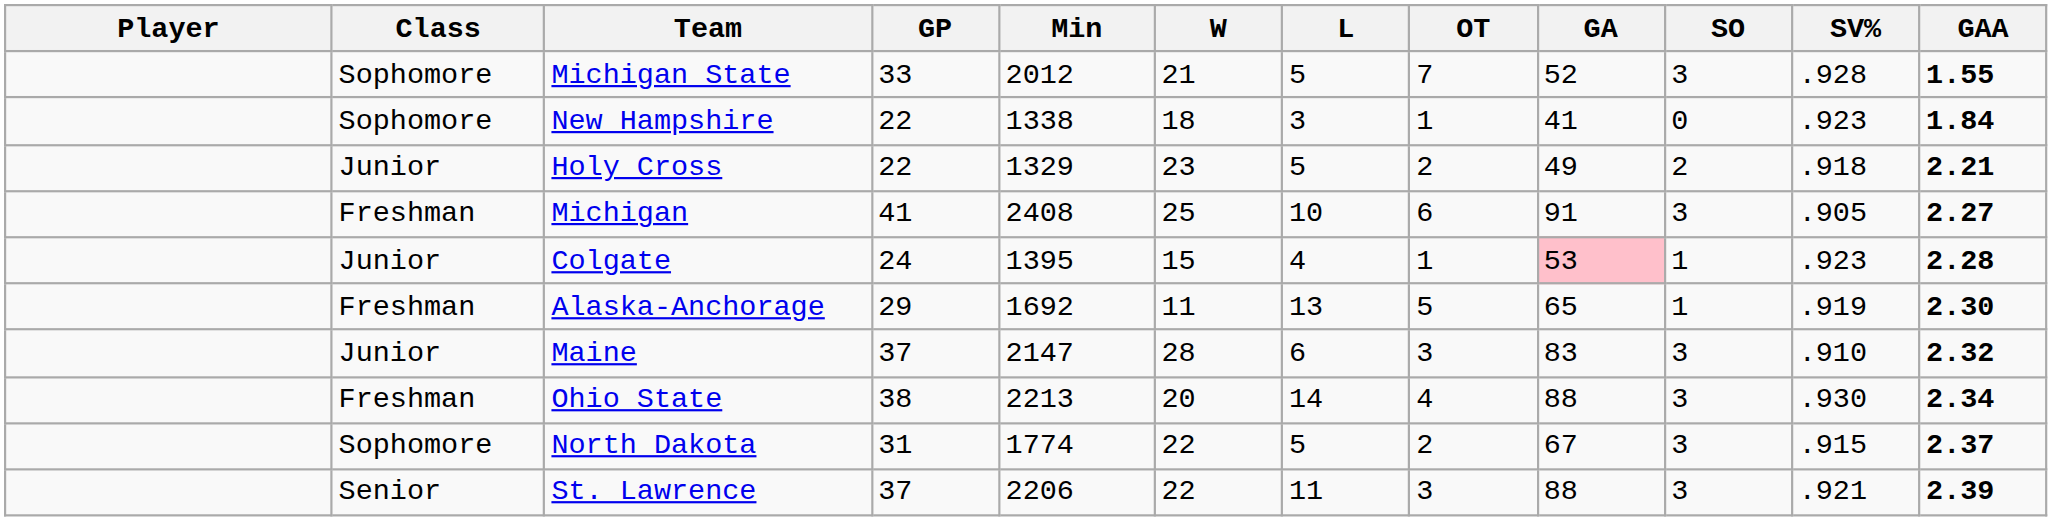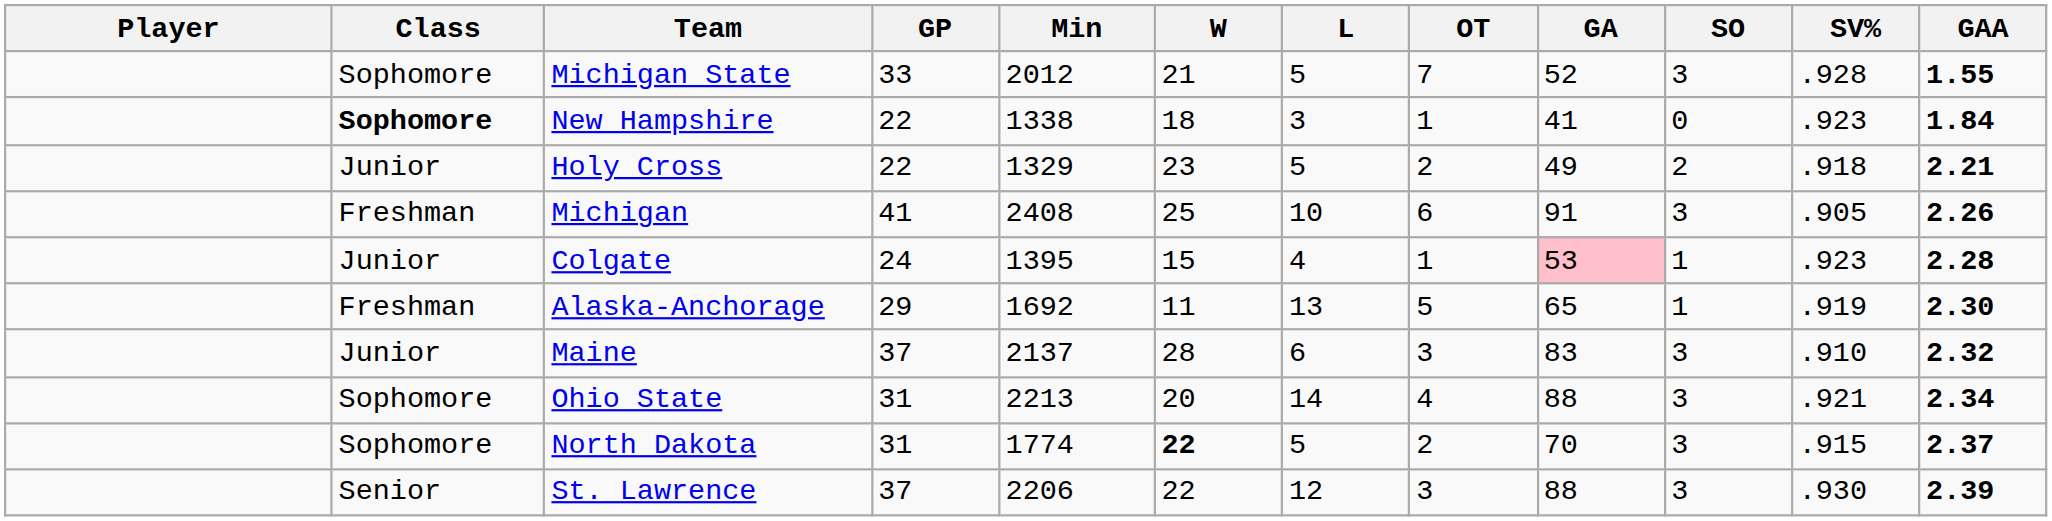(415, 121) normal -> (415, 121) bold
(1960, 214) 2.27 -> (1960, 214) 2.26
(1040, 353) 2147 -> (1040, 353) 2137
(407, 400) Freshman -> (415, 400) Sophomore
(895, 400) 38 -> (895, 400) 31
(1833, 400) .930 -> (1833, 400) .921
(1179, 446) normal -> (1179, 446) bold
(1561, 446) 67 -> (1561, 446) 70
(1306, 492) 11 -> (1306, 492) 12
(1833, 492) .921 -> (1833, 492) .930
